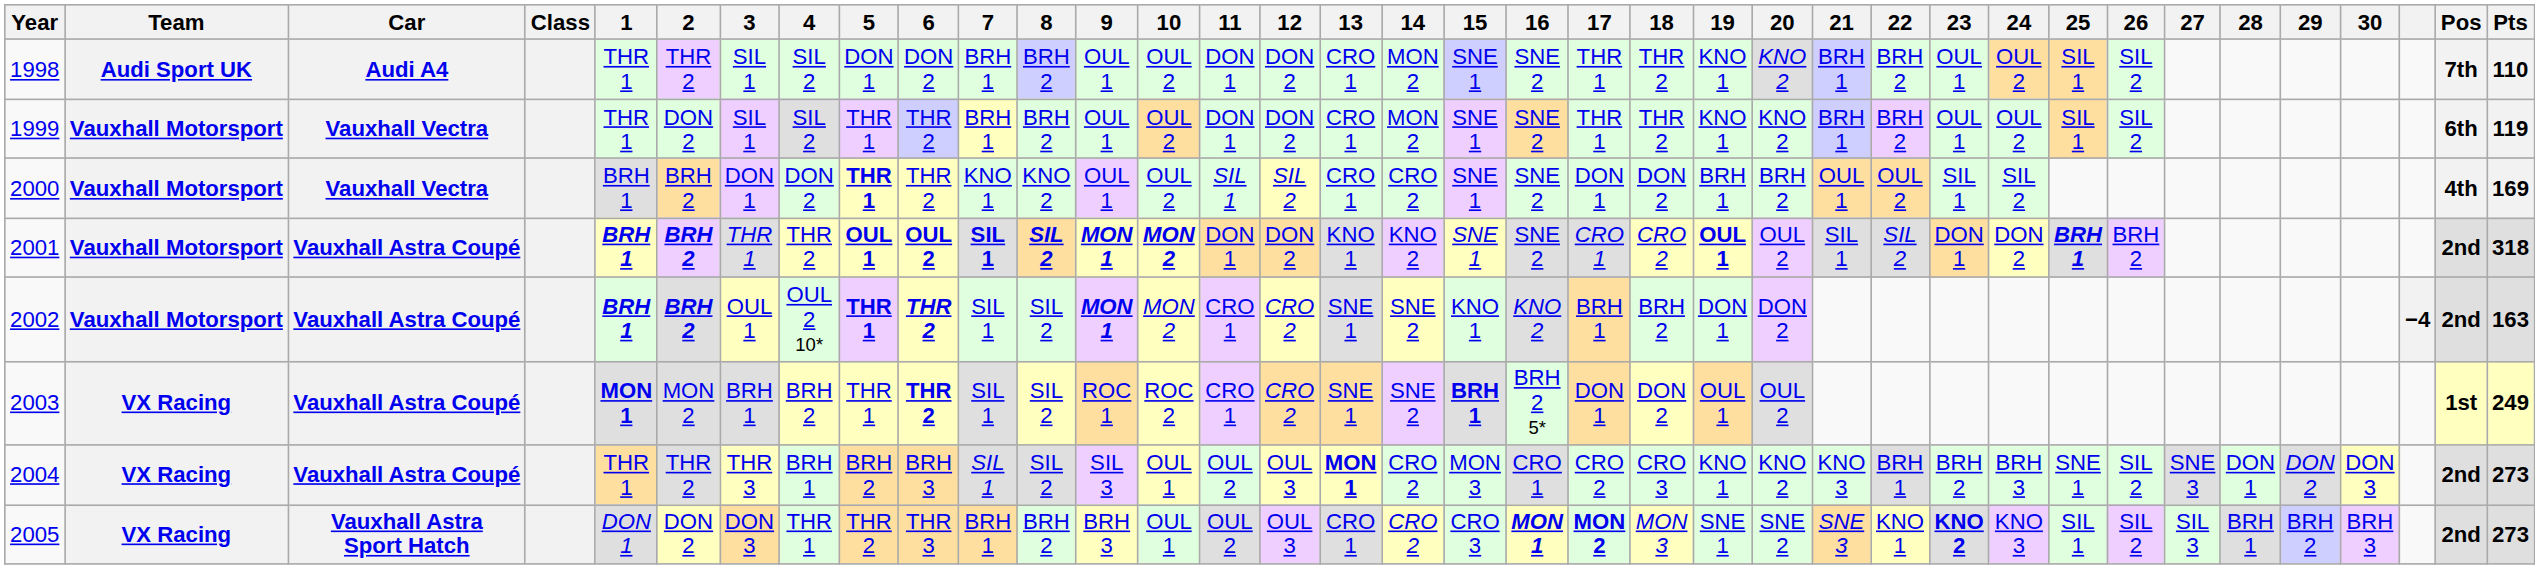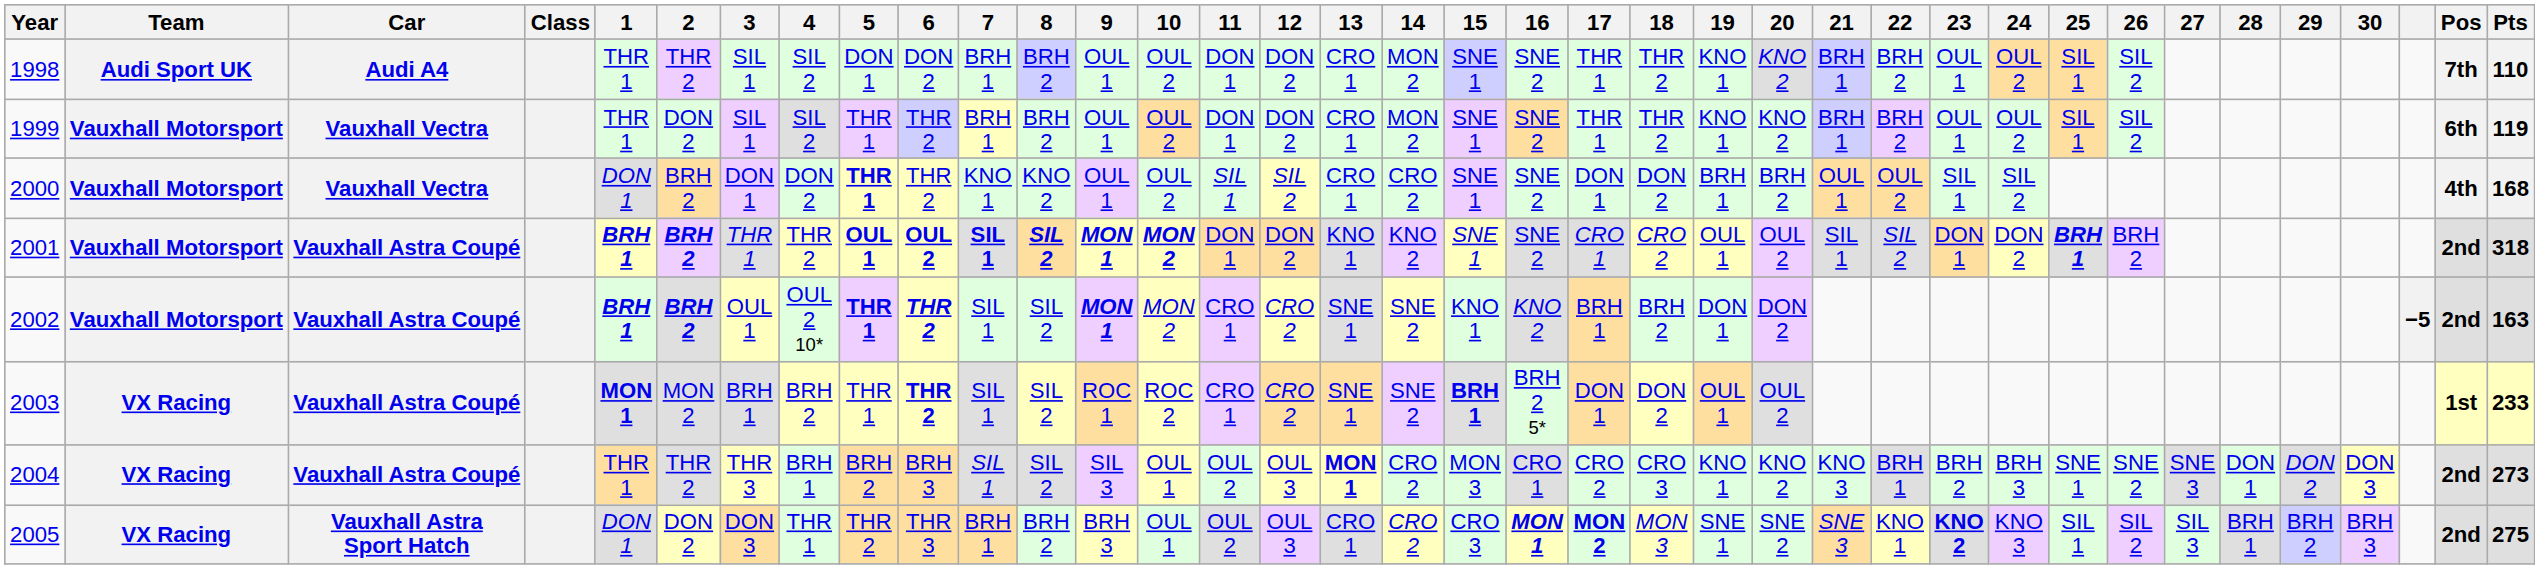(626, 188) BRH 1 -> (626, 188) DON 1
(2510, 188) 169 -> (2510, 188) 168
(1723, 247) bold -> (1723, 247) normal
(2418, 319) −4 -> (2418, 319) −5
(2510, 403) 249 -> (2510, 403) 233
(2136, 474) SIL 2 -> (2136, 474) SNE 2
(2510, 534) 273 -> (2510, 534) 275
